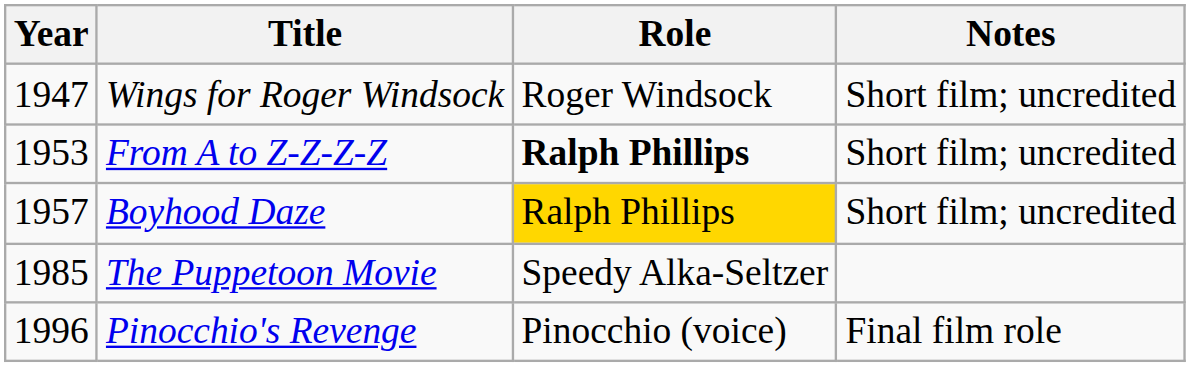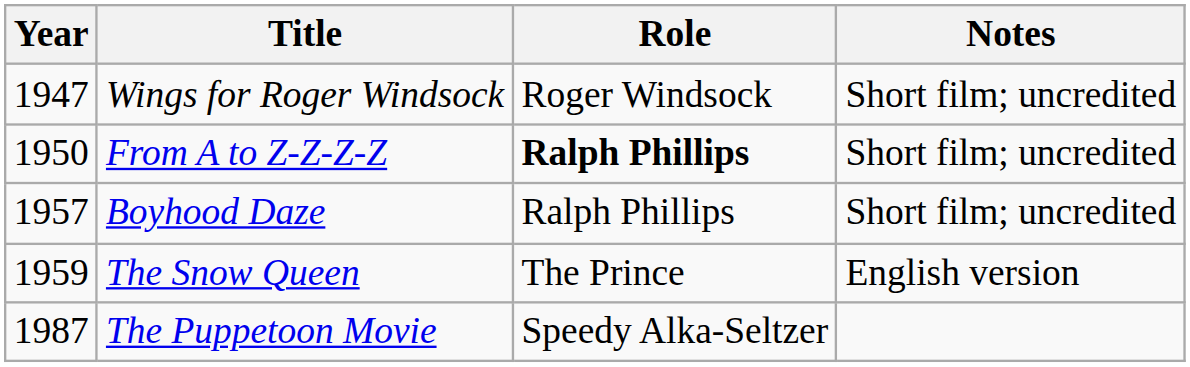(51, 152) 1953 -> (51, 152) 1950
(628, 212) gold background -> (628, 212) no background
+ row: (233, 271)
(51, 271) 1985 -> (51, 331) 1987
- row: (261, 331)
